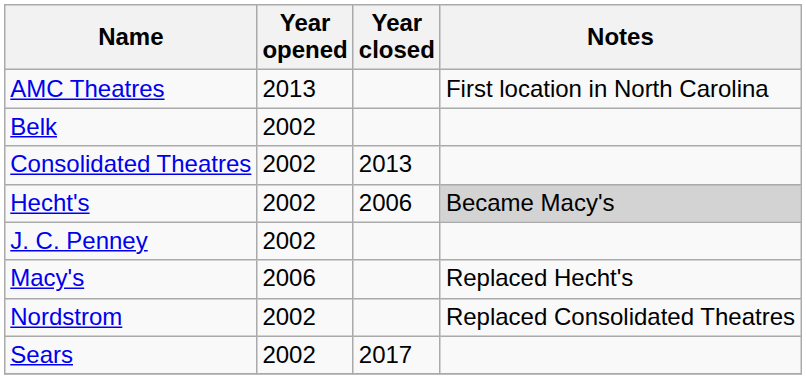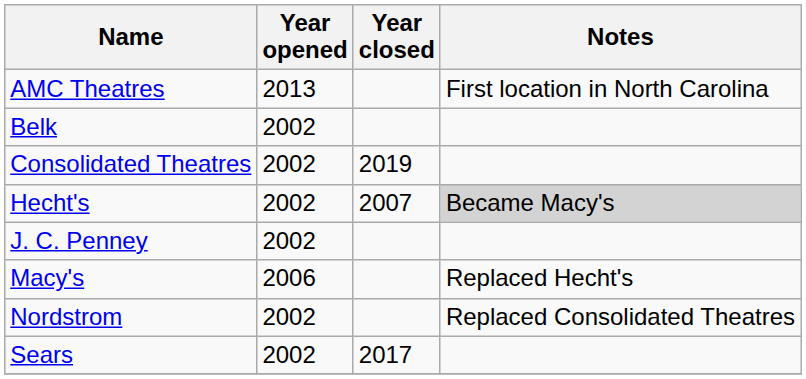(385, 164) 2013 -> (385, 164) 2019
(385, 202) 2006 -> (385, 202) 2007
